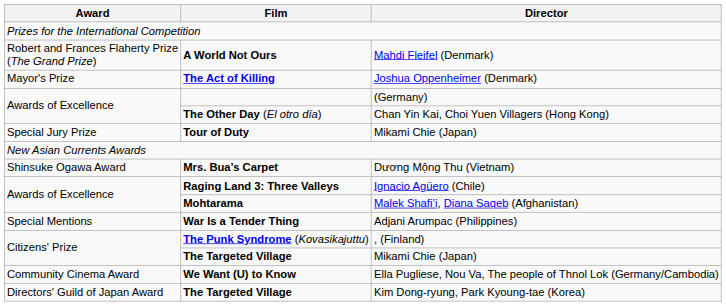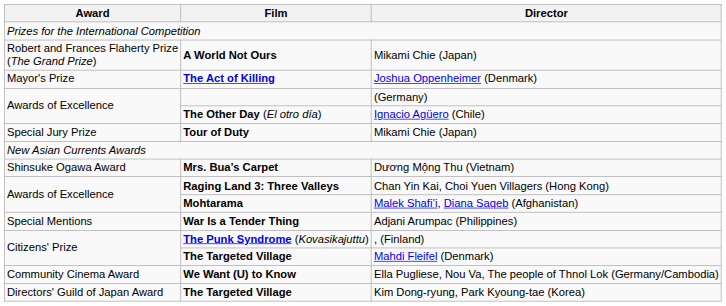(434, 55) Mahdi Fleifel (Denmark) -> (425, 55) Mikami Chie (Japan)
(491, 114) Chan Yin Kai, Choi Yuen Villagers (Hong Kong) -> (429, 114) Ignacio Agüero (Chile)
(429, 185) Ignacio Agüero (Chile) -> (491, 185) Chan Yin Kai, Choi Yuen Villagers (Hong Kong)
(425, 256) Mikami Chie (Japan) -> (434, 256) Mahdi Fleifel (Denmark)
